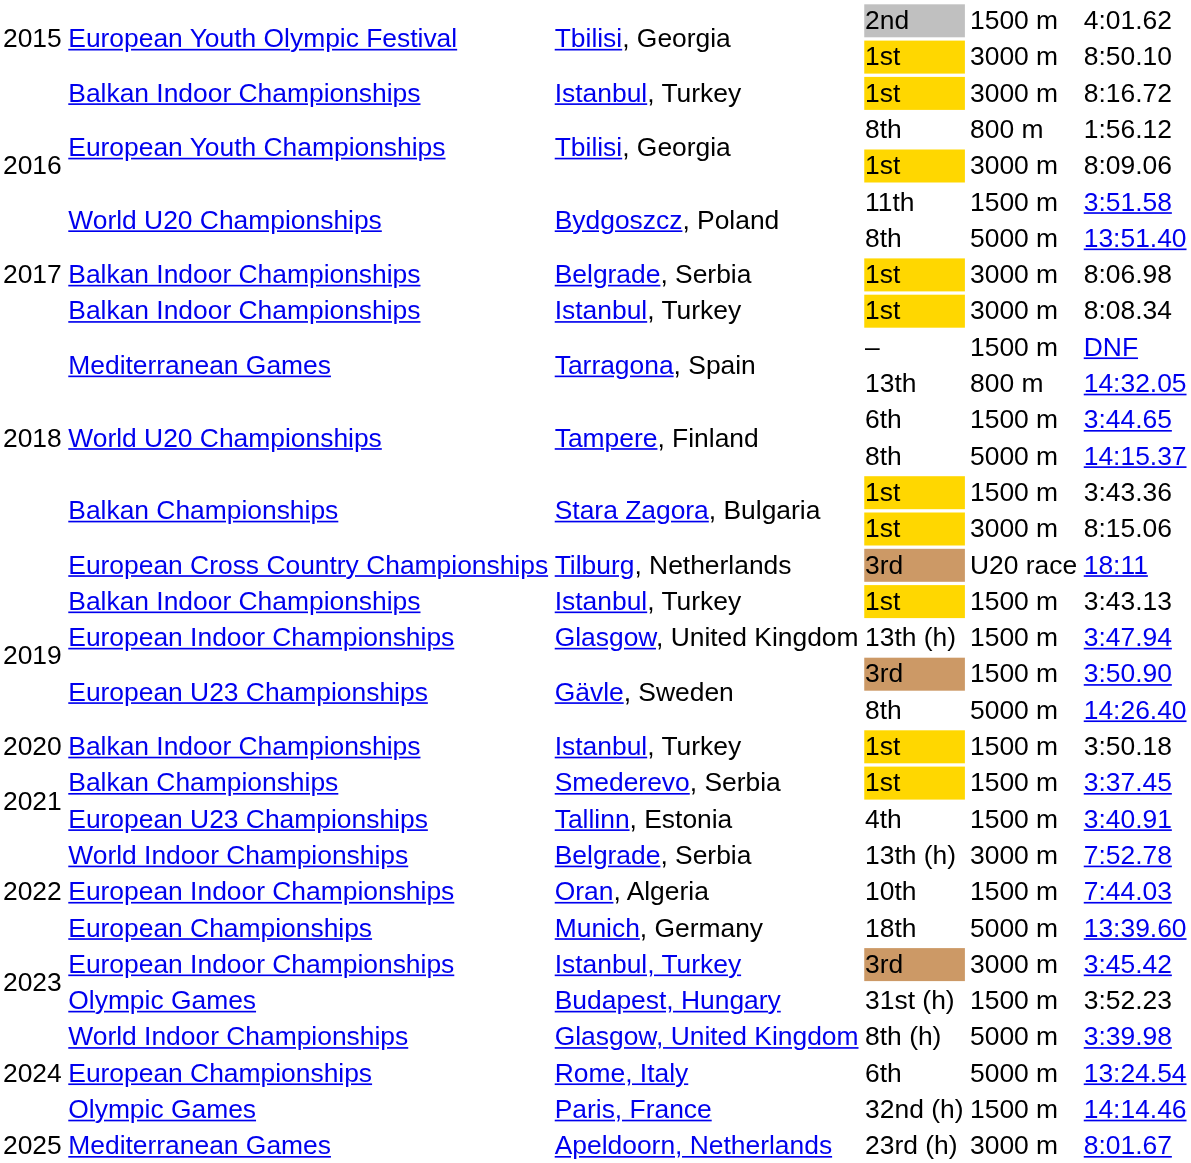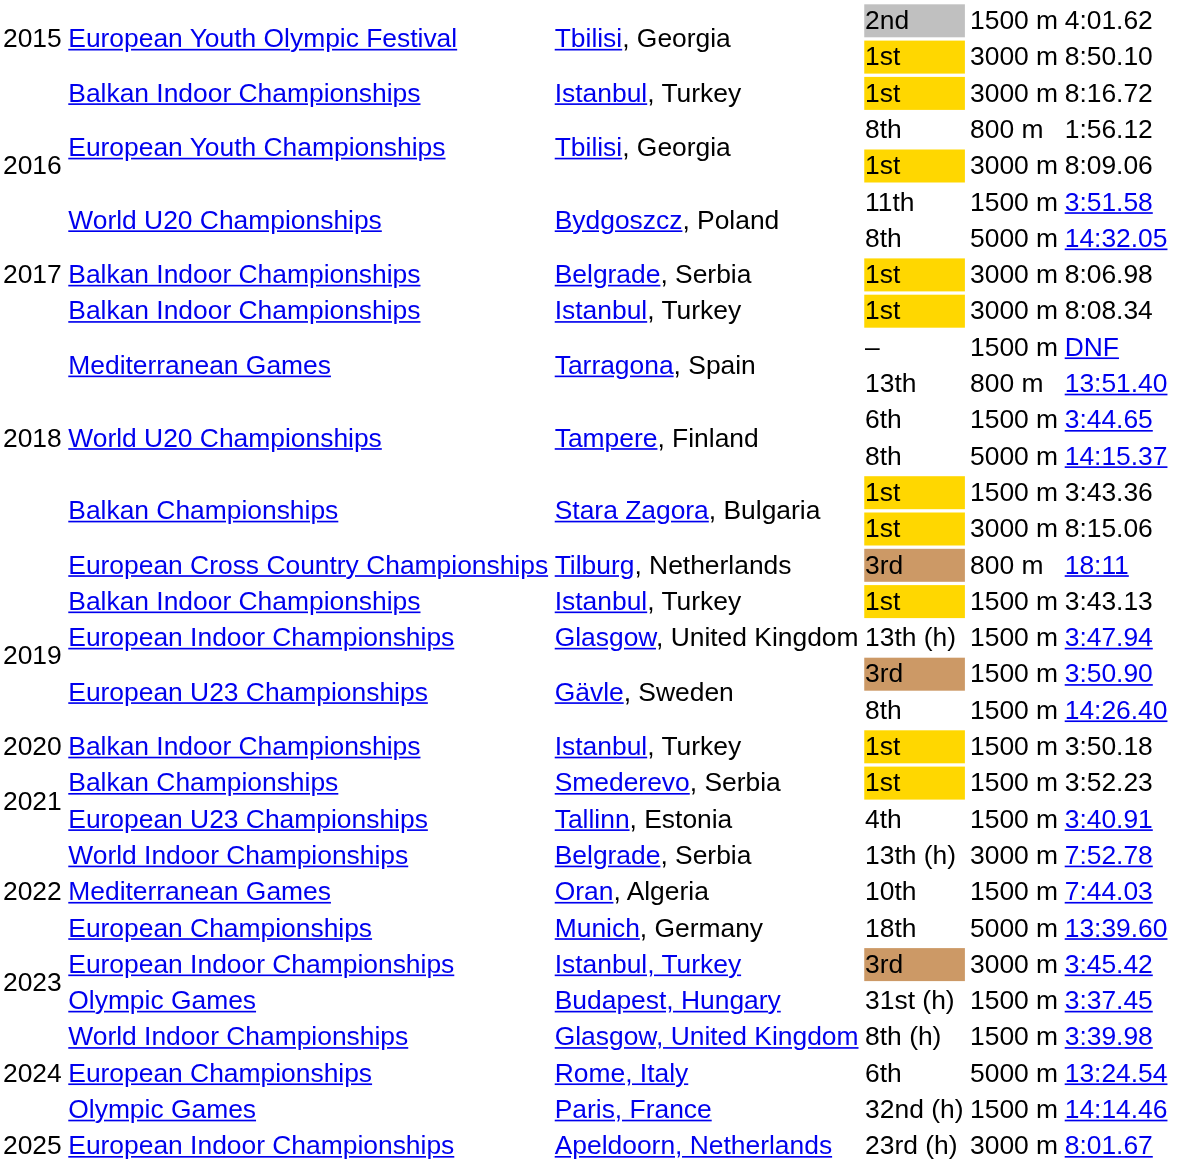(1135, 238) 13:51.40 -> (1116, 238) 14:32.05
(1135, 383) 14:32.05 -> (1116, 383) 13:51.40
(1024, 564) U20 race -> (1007, 564) 800 m
(1014, 710) 5000 m -> (1014, 710) 1500 m
(1128, 782) 3:37.45 -> (1109, 782) 3:52.23
(261, 891) European Indoor Championships -> (200, 891) Mediterranean Games
(1128, 1000) 3:52.23 -> (1109, 1000) 3:37.45
(1014, 1036) 5000 m -> (1014, 1036) 1500 m
(200, 1145) Mediterranean Games -> (261, 1145) European Indoor Championships
